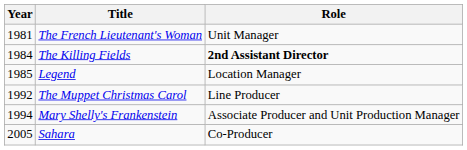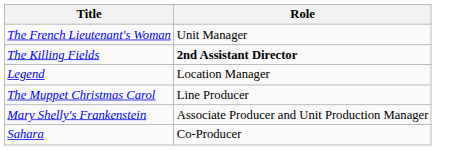- column: (20, 14)
